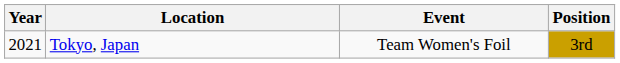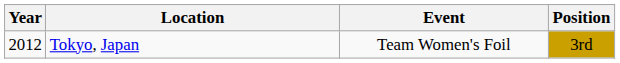(25, 44) 2021 -> (25, 44) 2012
